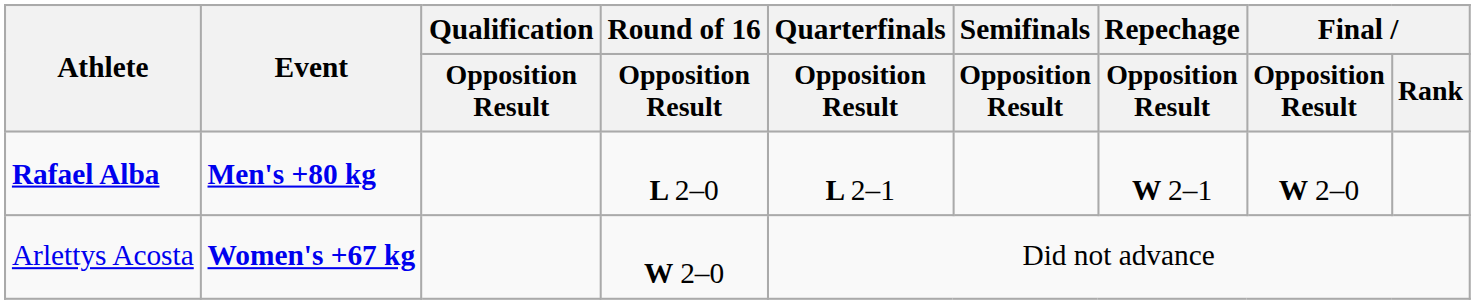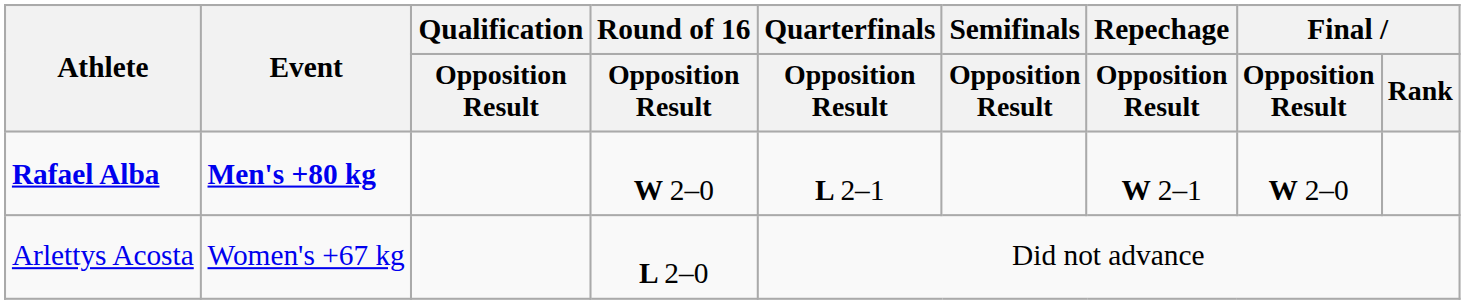(684, 190) L 2–0 -> (674, 190) W 2–0
(311, 256) bold -> (306, 256) normal
(684, 273) W 2–0 -> (674, 273) L 2–0
